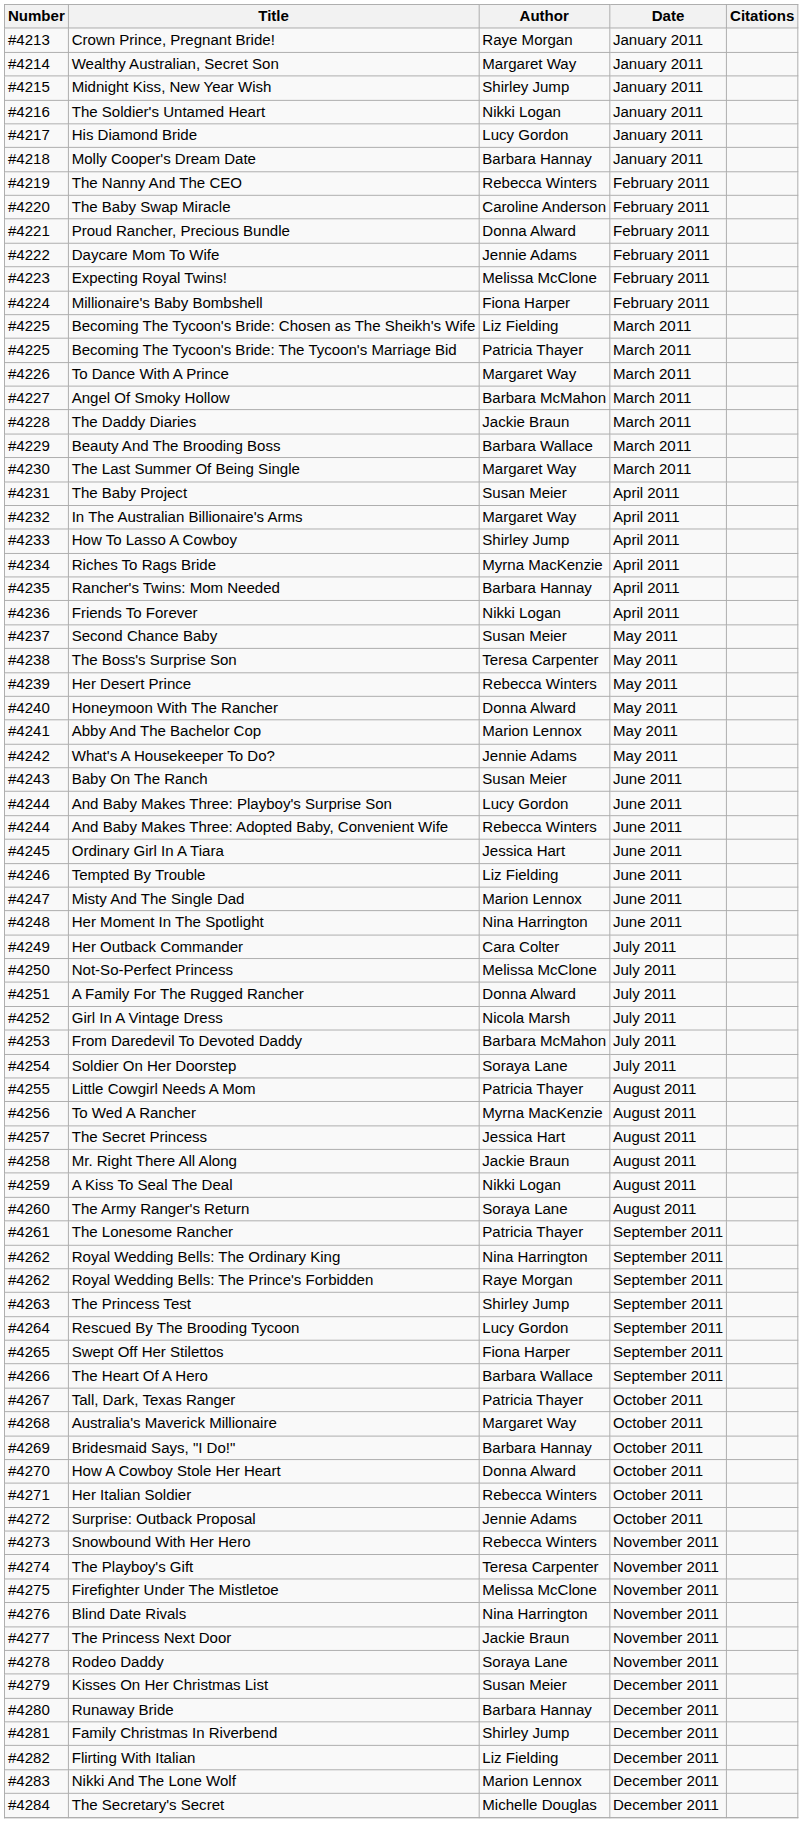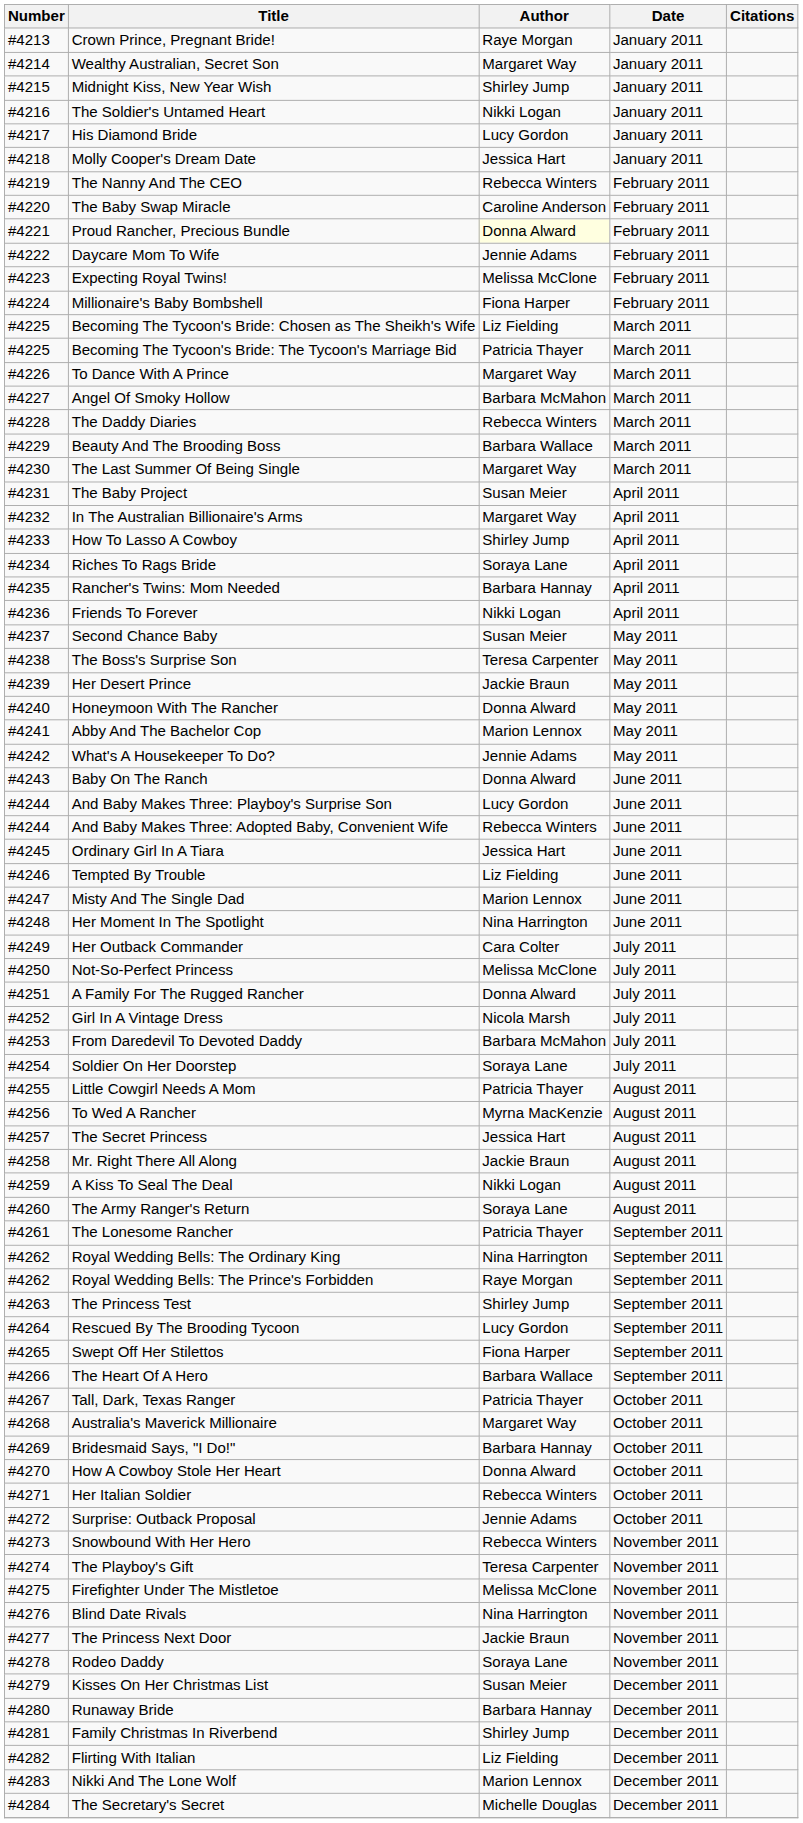(537, 159) Barbara Hannay -> (524, 159) Jessica Hart
(529, 231) no background -> (529, 231) lightyellow background
(526, 421) Jackie Braun -> (540, 421) Rebecca Winters
(542, 565) Myrna MacKenzie -> (525, 565) Soraya Lane
(540, 684) Rebecca Winters -> (526, 684) Jackie Braun
(525, 779) Susan Meier -> (529, 779) Donna Alward
